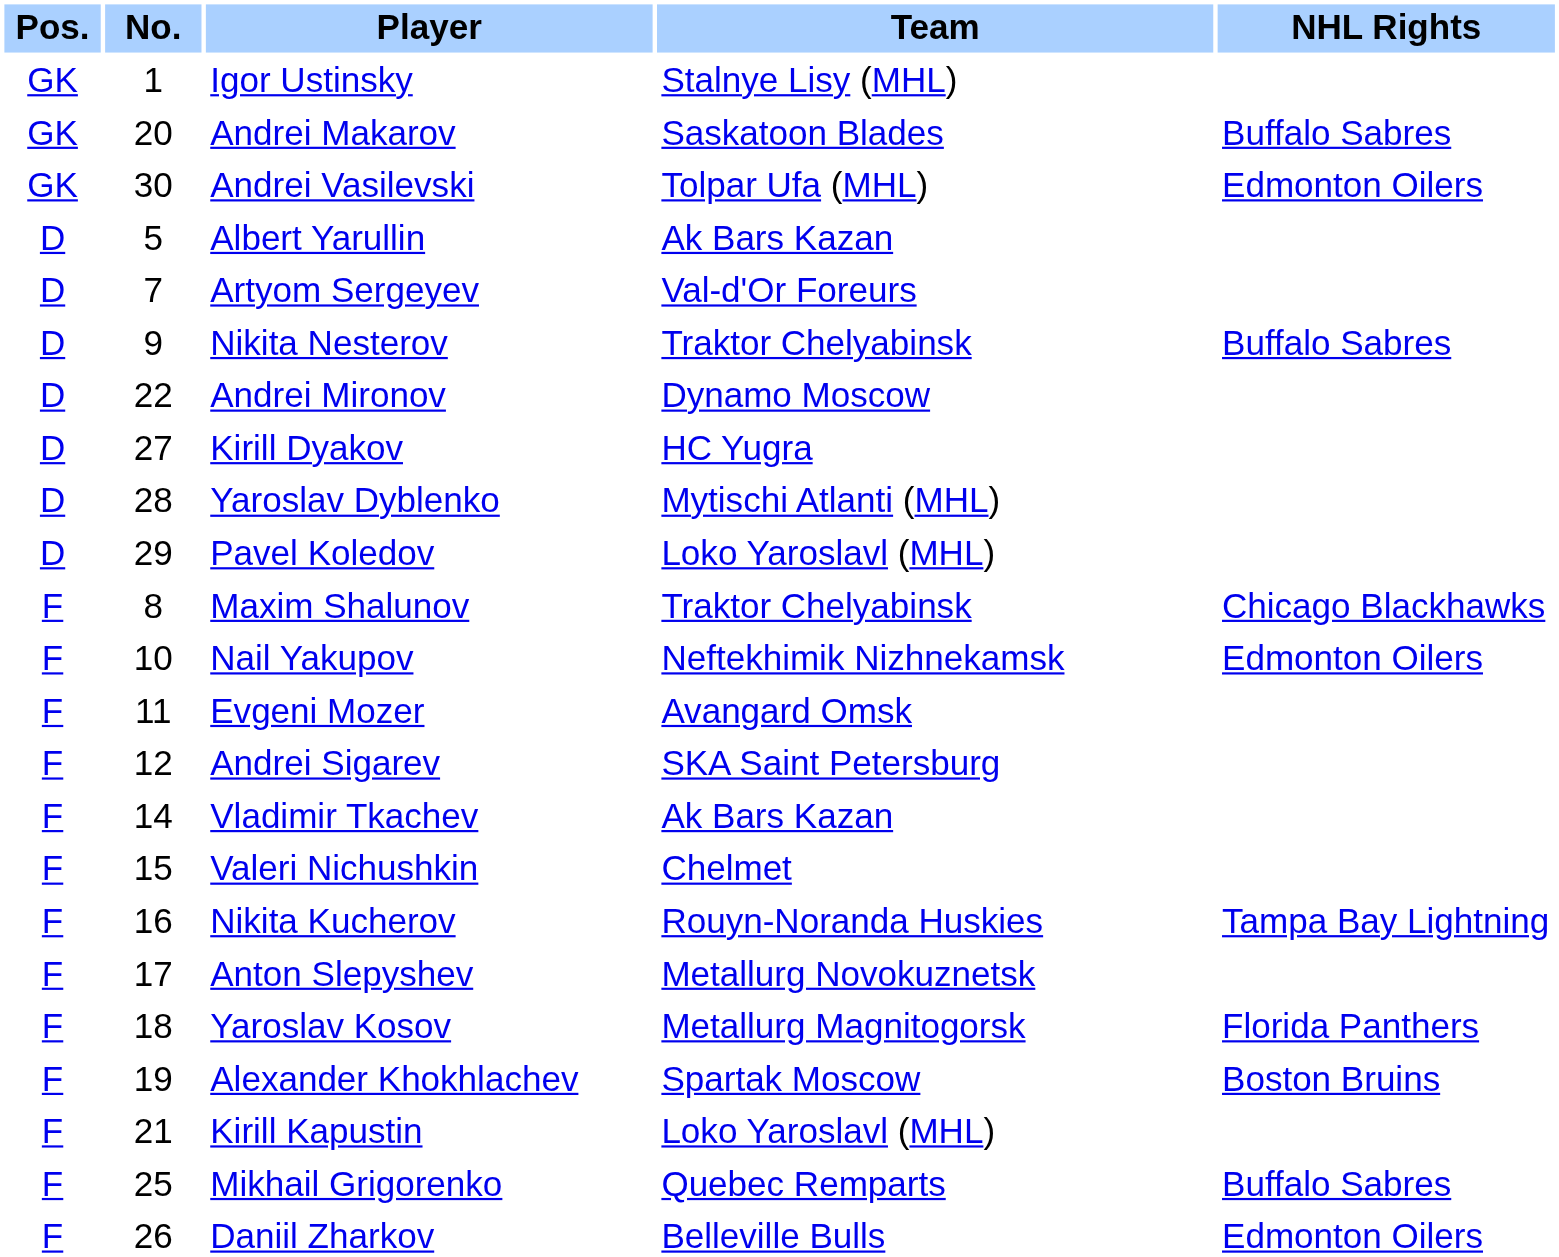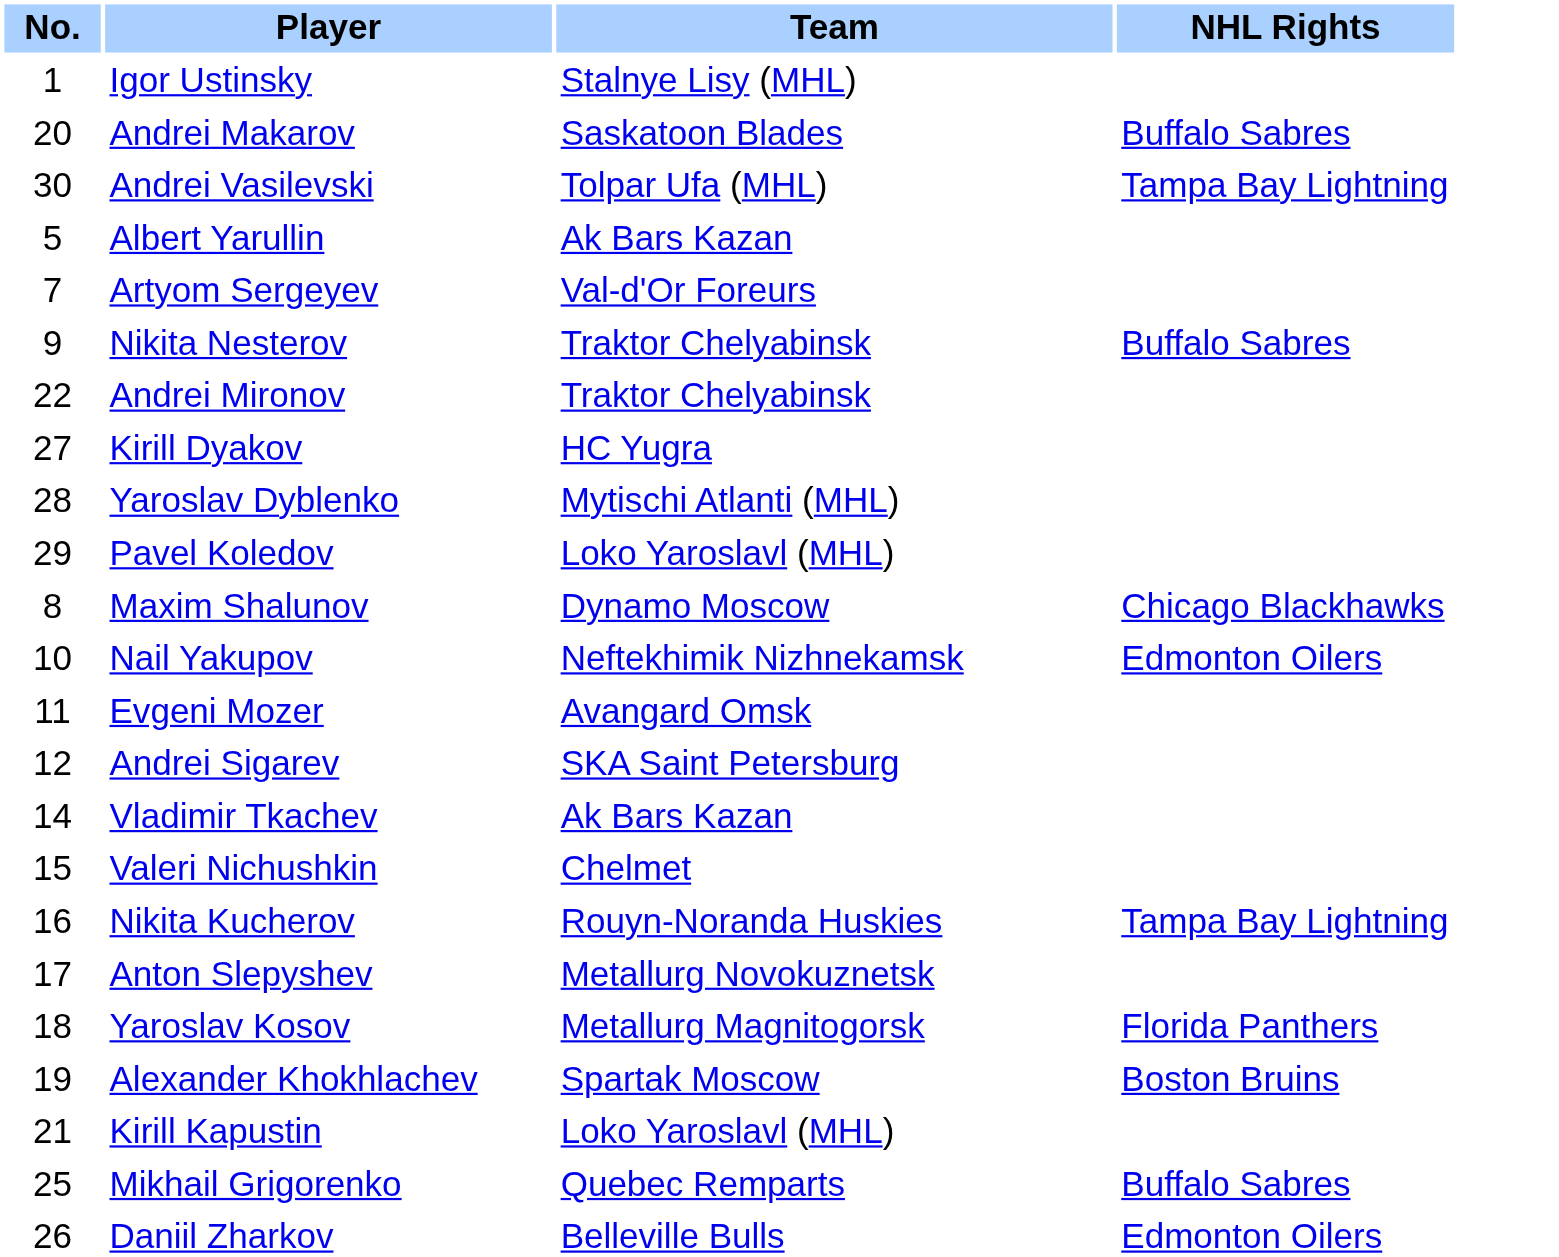- column: (53, 27)
(1353, 185) Edmonton Oilers -> (1285, 185) Tampa Bay Lightning
(796, 395) Dynamo Moscow -> (716, 395) Traktor Chelyabinsk
(817, 606) Traktor Chelyabinsk -> (695, 606) Dynamo Moscow
